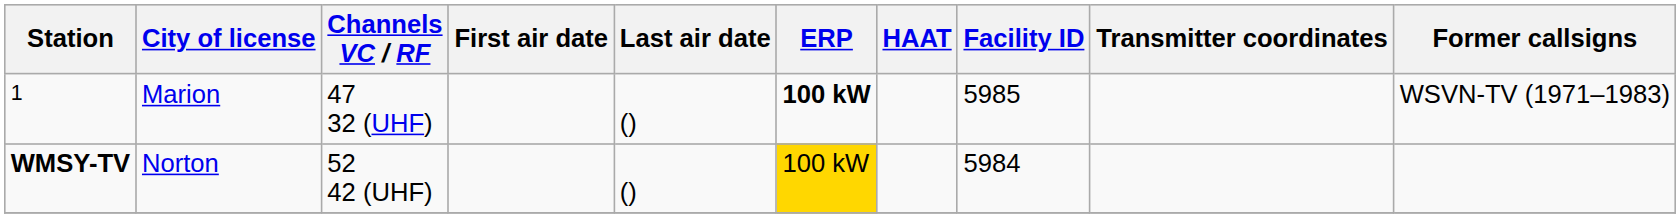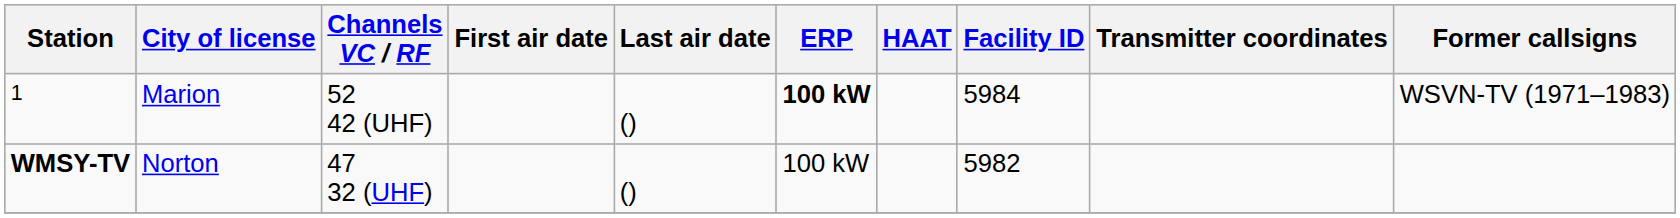(380, 108) 47 32 (UHF) -> (380, 108) 52 42 (UHF)
(992, 94) 5985 -> (992, 94) 5984
(380, 178) 52 42 (UHF) -> (380, 178) 47 32 (UHF)
(826, 163) gold background -> (826, 163) no background
(992, 163) 5984 -> (992, 163) 5982
